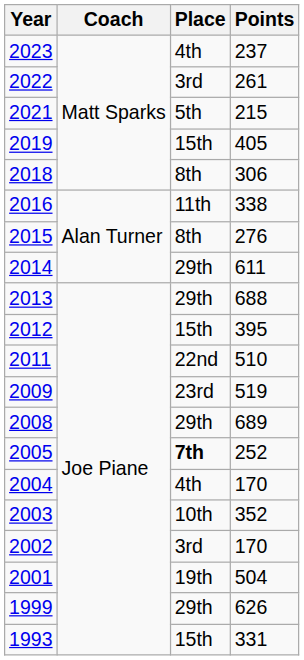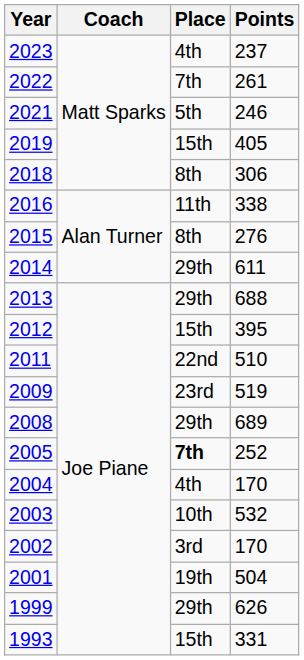(189, 81) 3rd -> (188, 81) 7th
(251, 112) 215 -> (251, 112) 246
(251, 515) 352 -> (251, 515) 532
